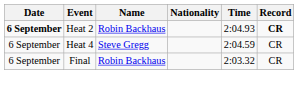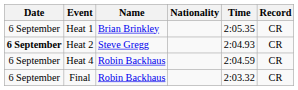+ row: (80, 28)
(132, 28) Robin Backhaus -> (123, 45) Steve Gregg
(275, 28) bold -> (275, 45) normal
(123, 45) Steve Gregg -> (132, 61) Robin Backhaus
